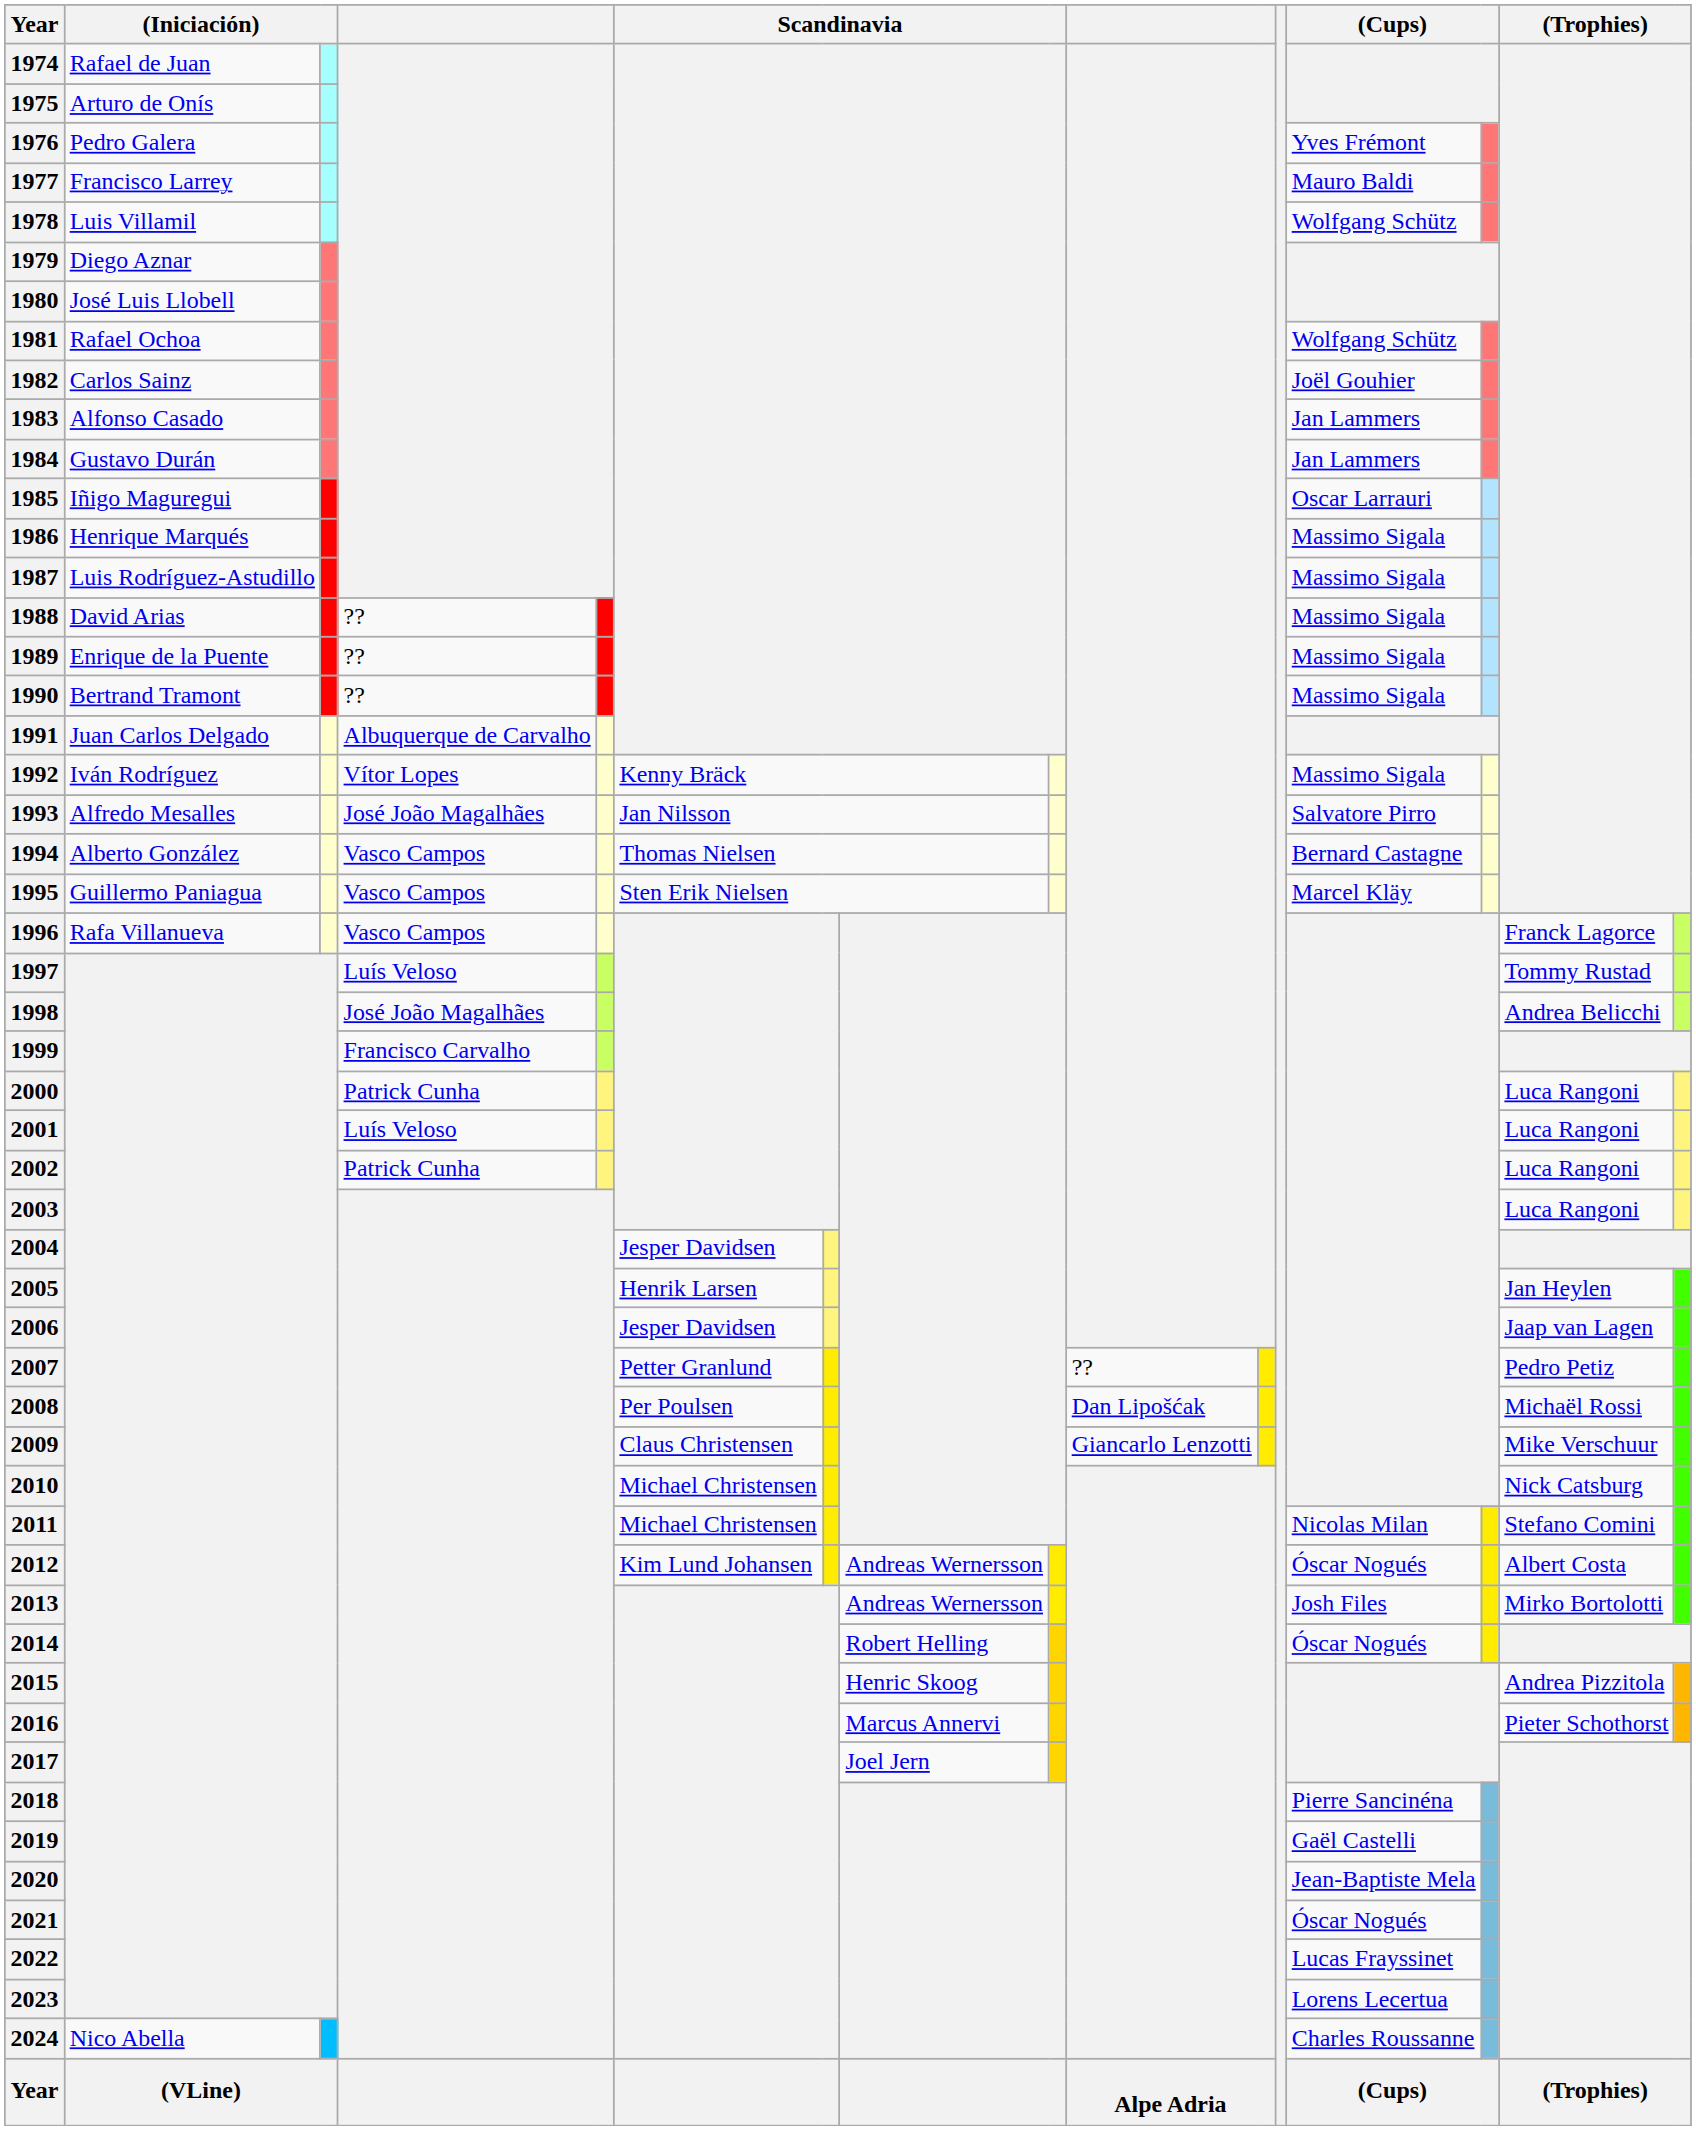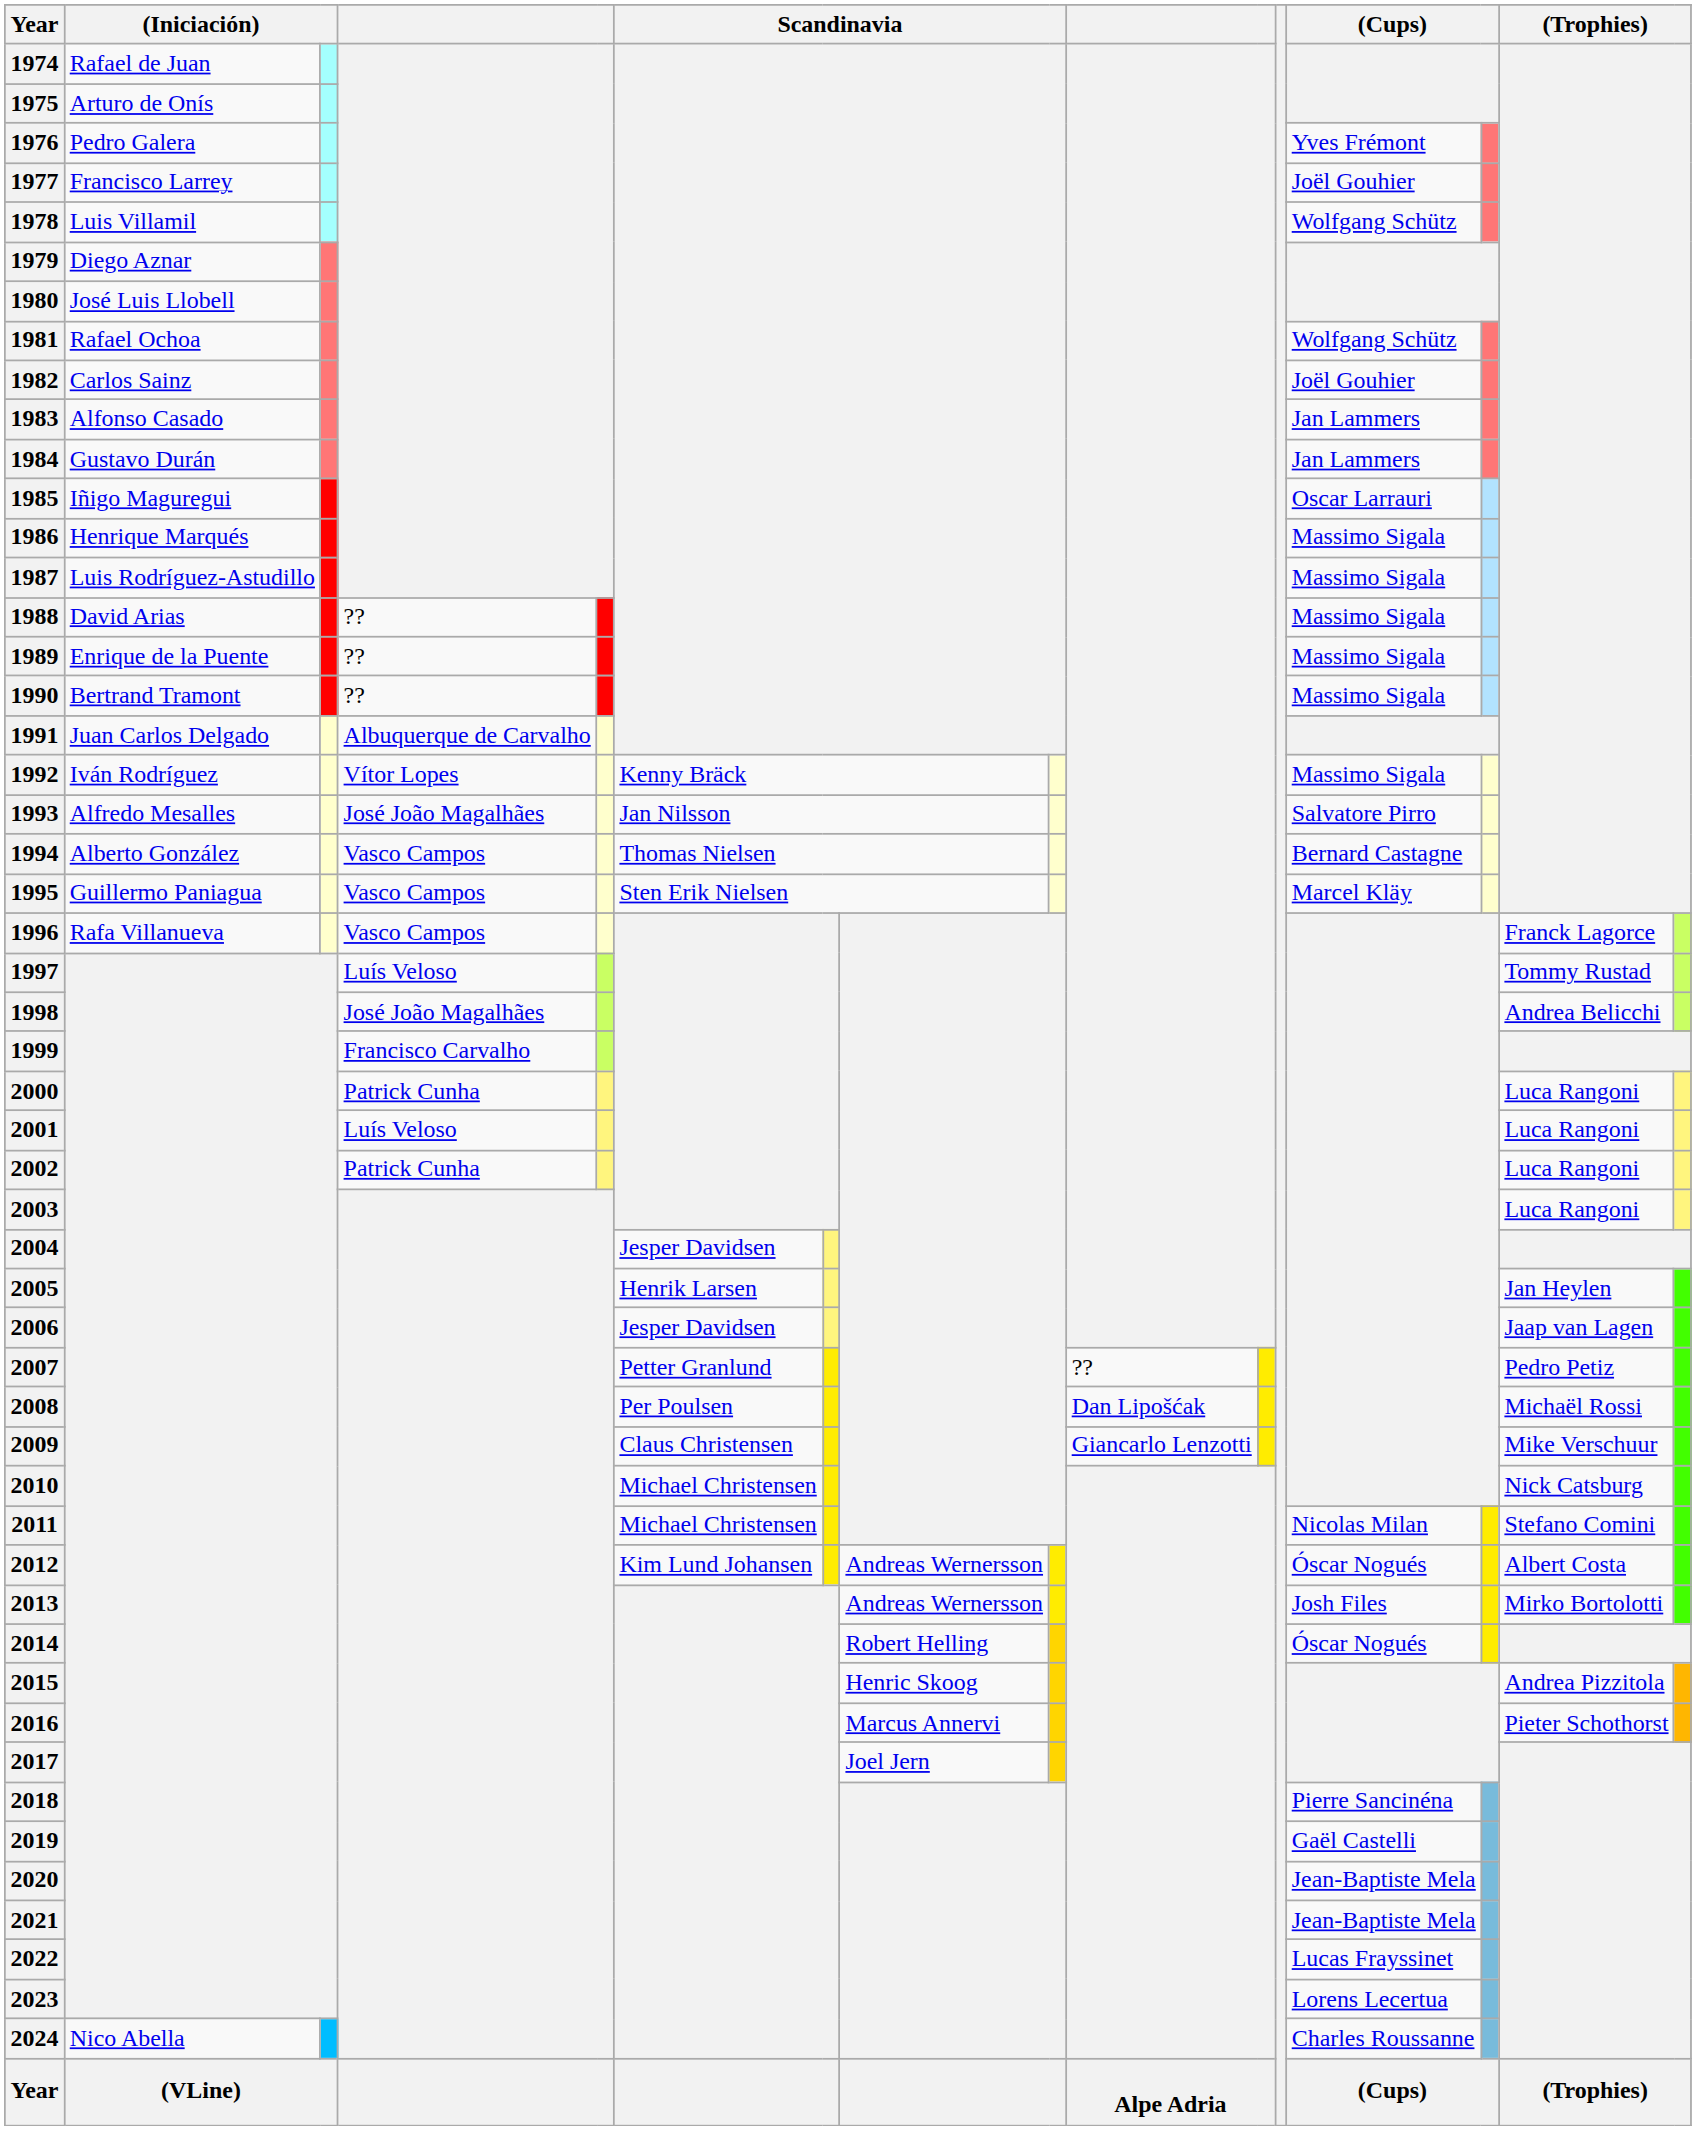(1353, 181) Mauro Baldi -> (1353, 181) Joël Gouhier
(1359, 1919) Óscar Nogués -> (1384, 1919) Jean-Baptiste Mela
